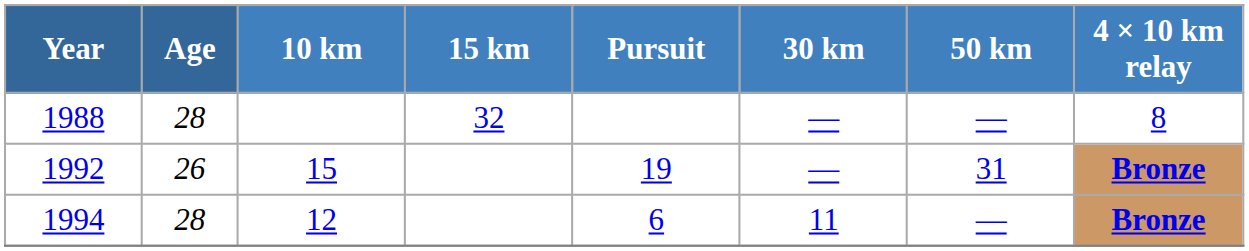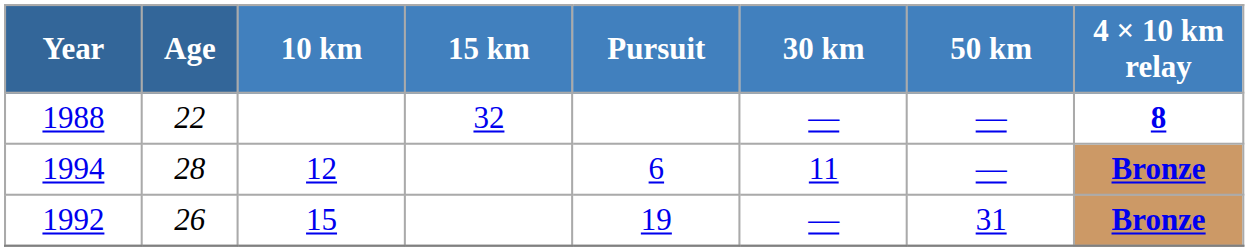(190, 118) 28 -> (190, 118) 22
(1159, 118) normal -> (1159, 118) bold
rows swapped: (73, 169) <-> (73, 220)
